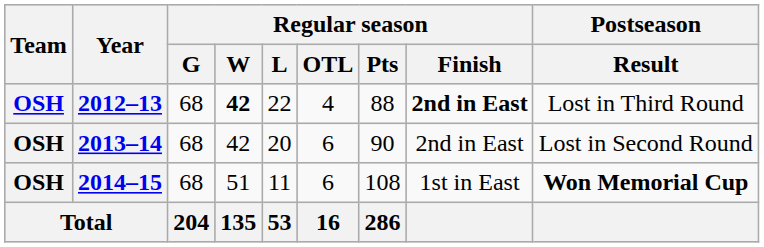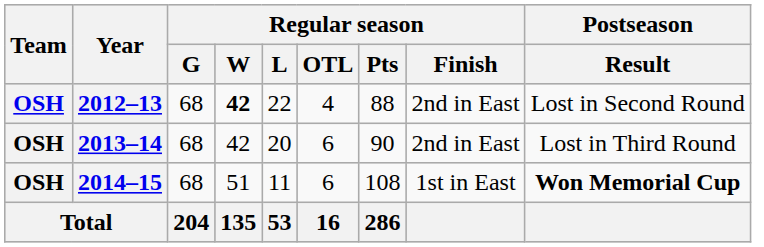(470, 103) bold -> (466, 103) normal
(646, 103) Lost in Third Round -> (638, 103) Lost in Second Round
(646, 143) Lost in Second Round -> (638, 143) Lost in Third Round
